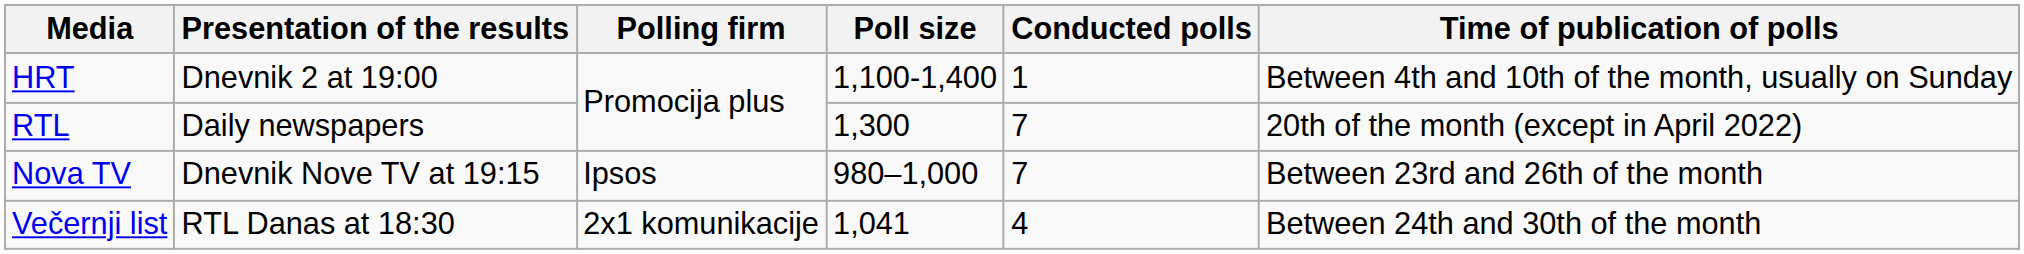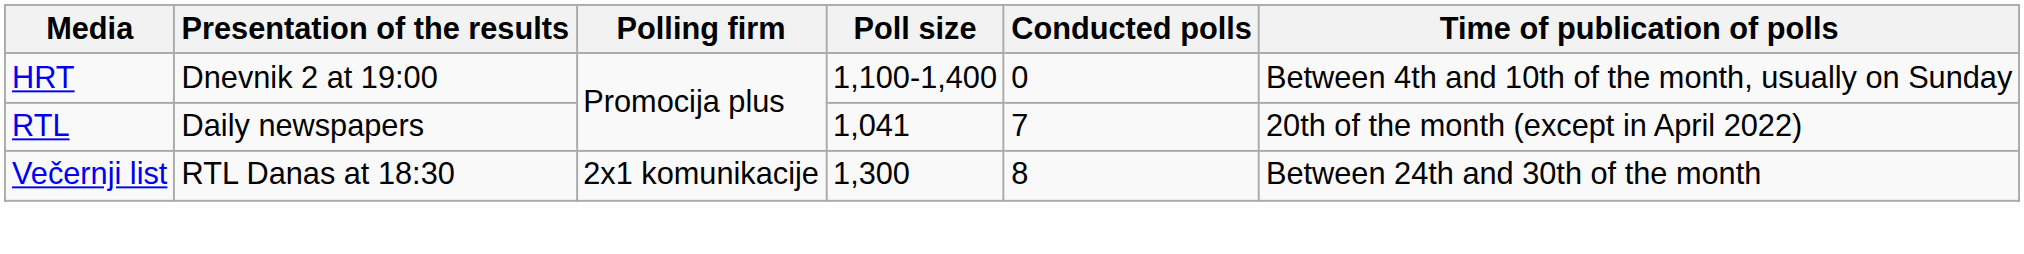(1020, 77) 1 -> (1020, 77) 0
(871, 126) 1,300 -> (871, 126) 1,041
- row: (72, 175)
(871, 223) 1,041 -> (871, 175) 1,300
(1020, 223) 4 -> (1020, 175) 8
